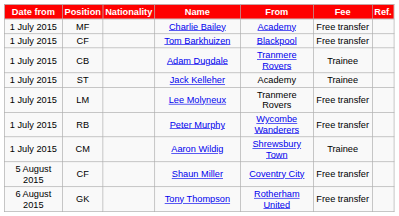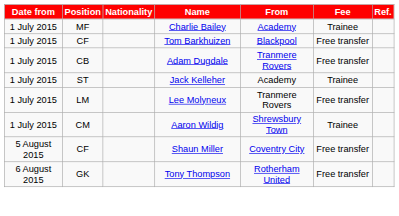(343, 27) Free transfer -> (343, 27) Trainee
(343, 61) Trainee -> (343, 61) Free transfer
- row: (197, 125)
